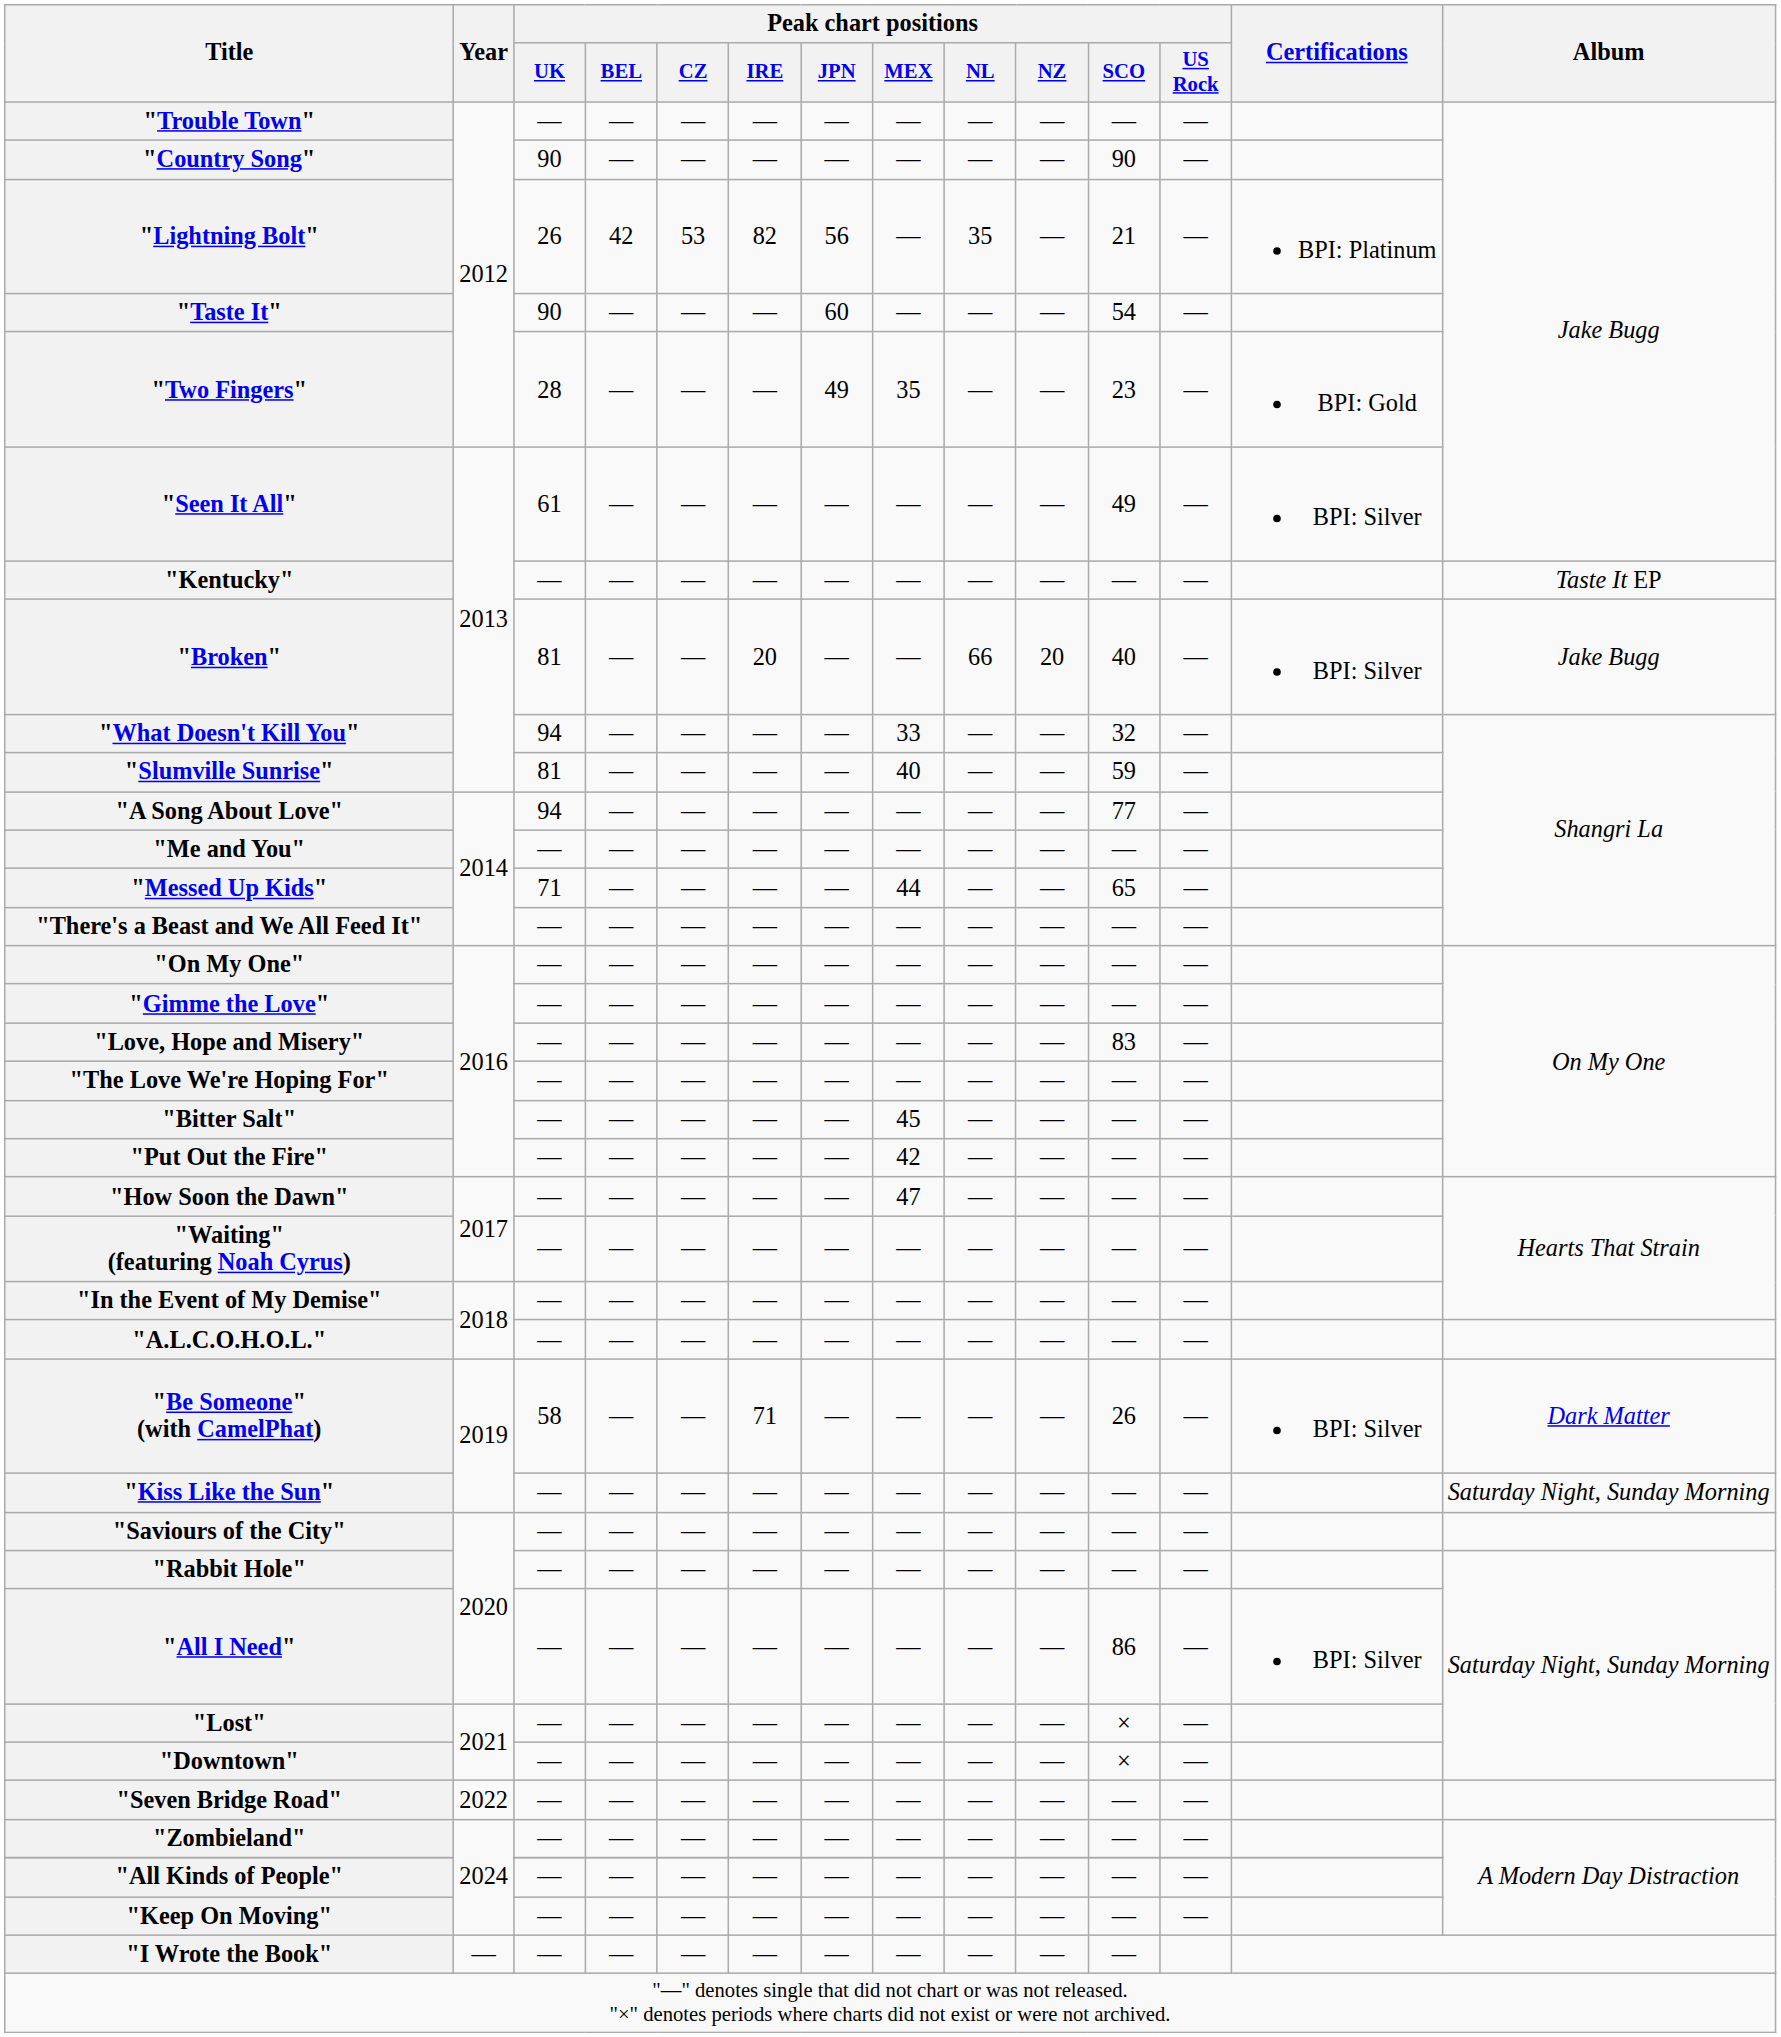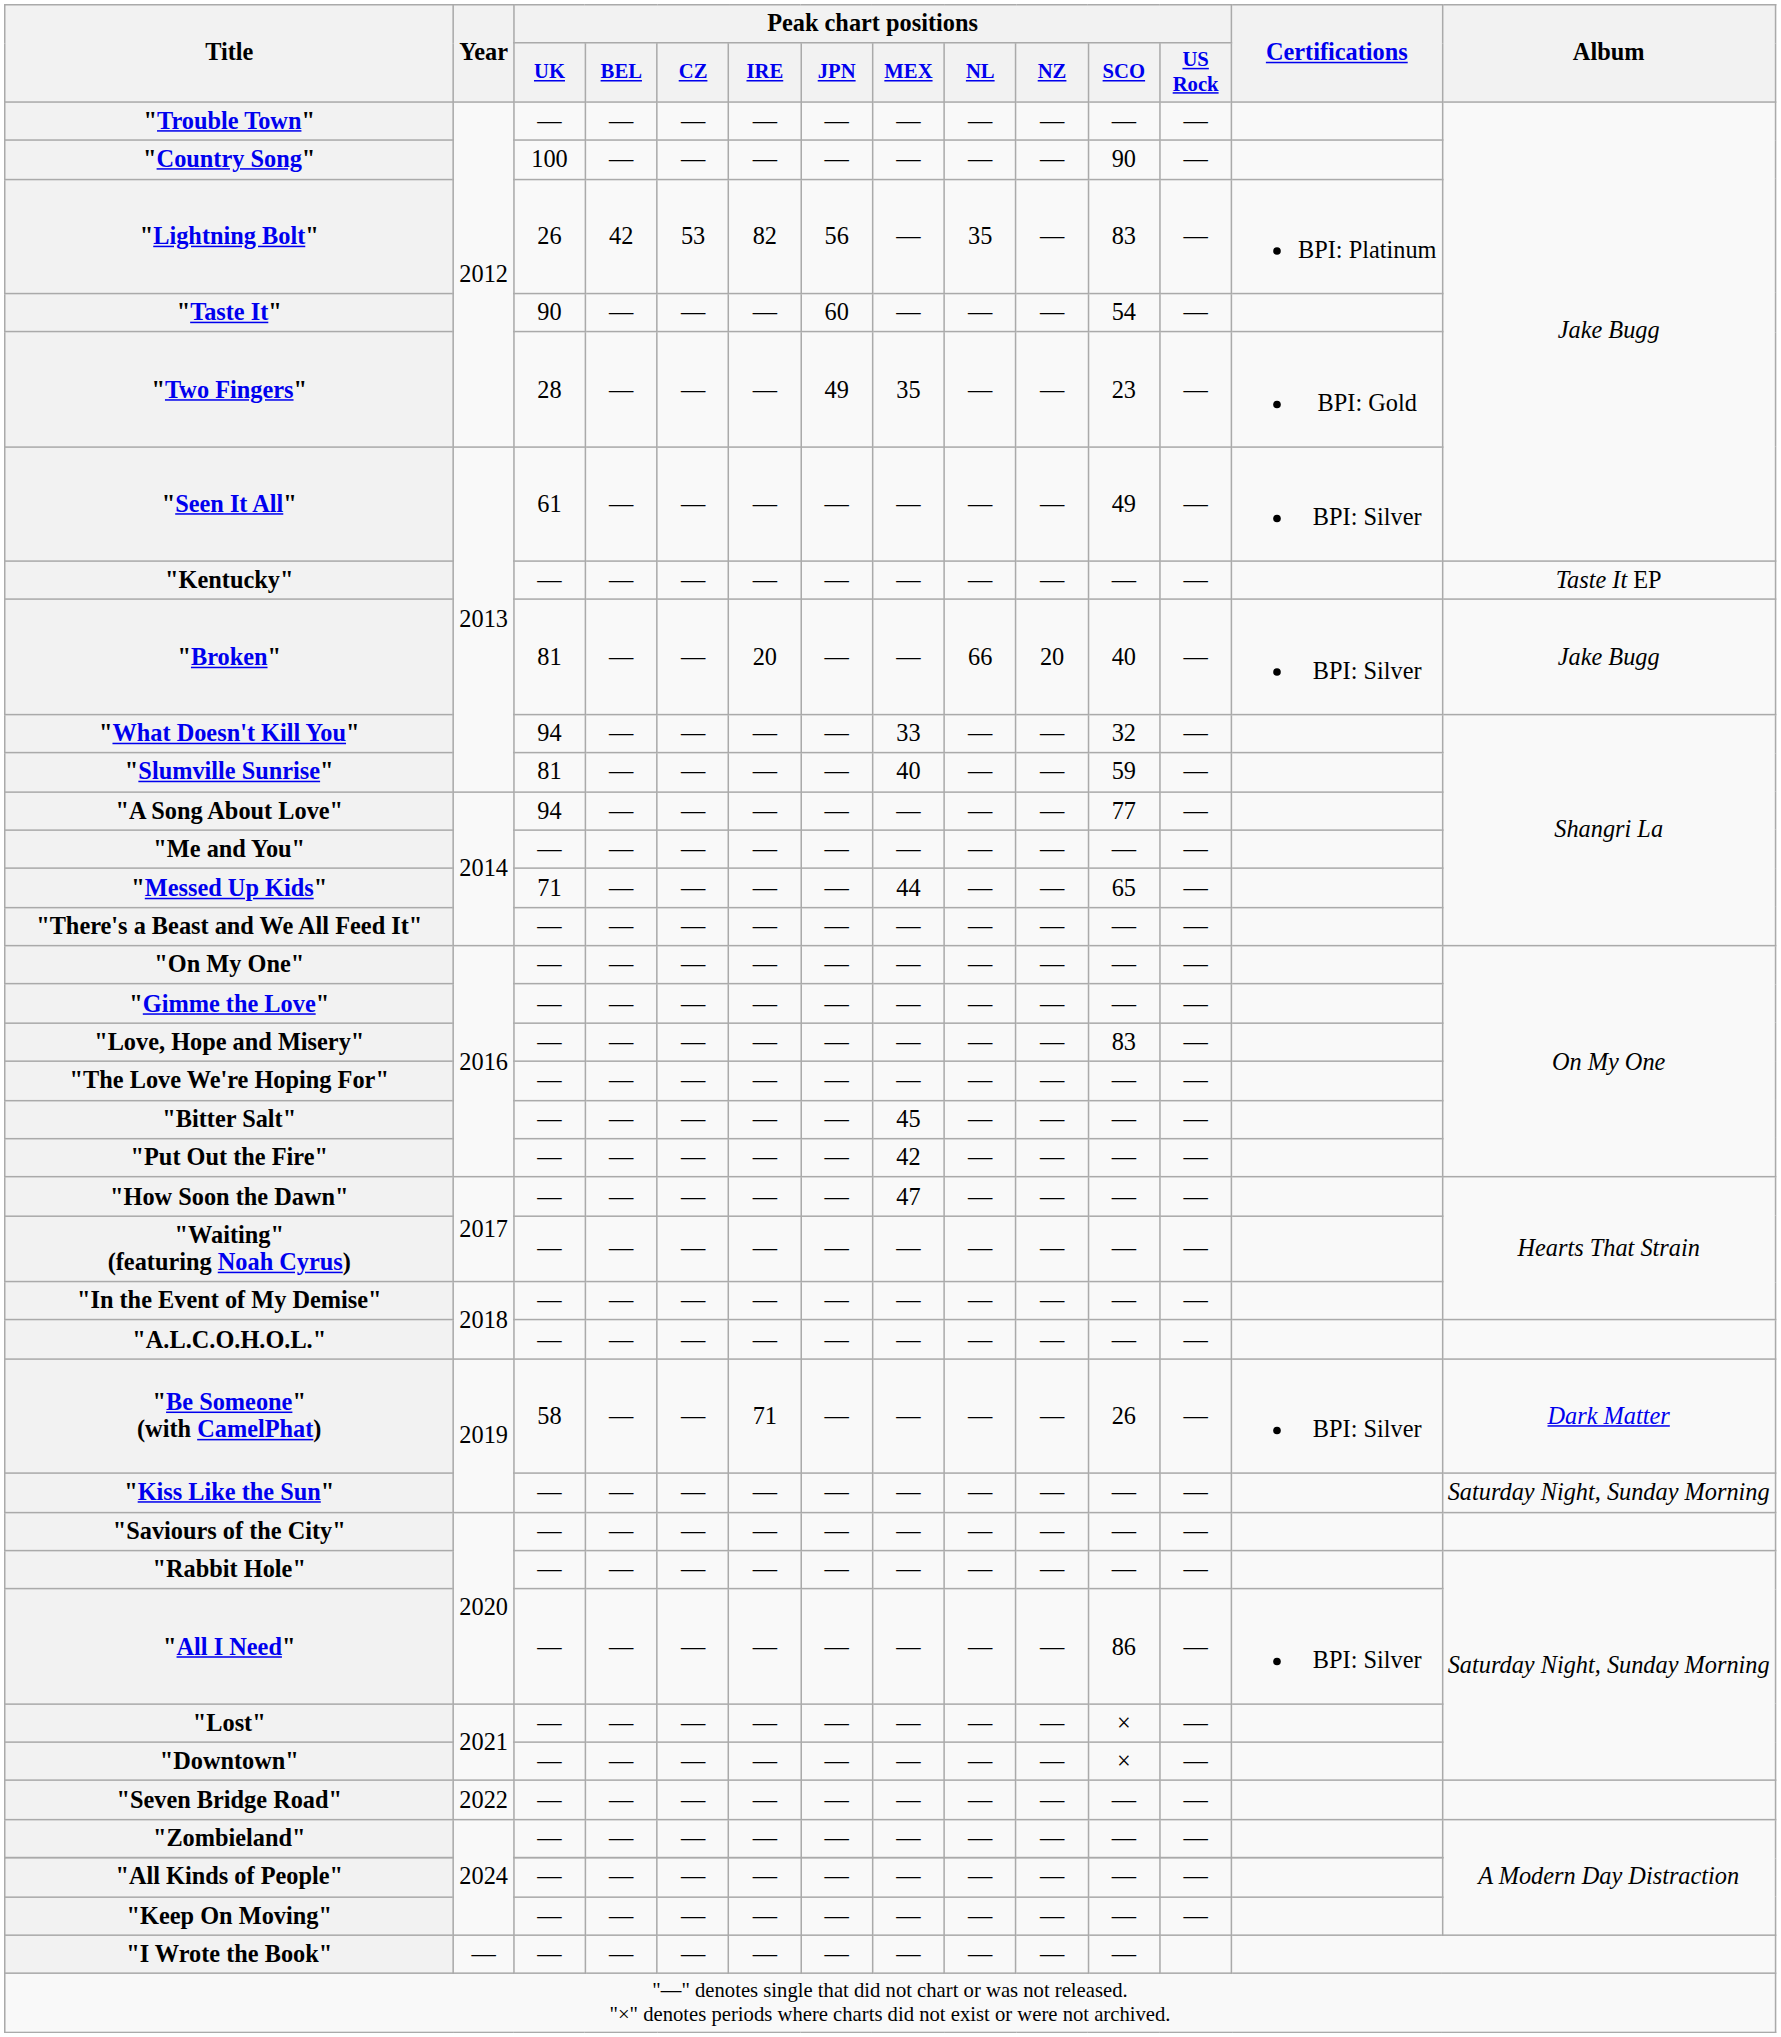(549, 159) 90 -> (549, 159) 100
(1124, 235) 21 -> (1124, 235) 83
